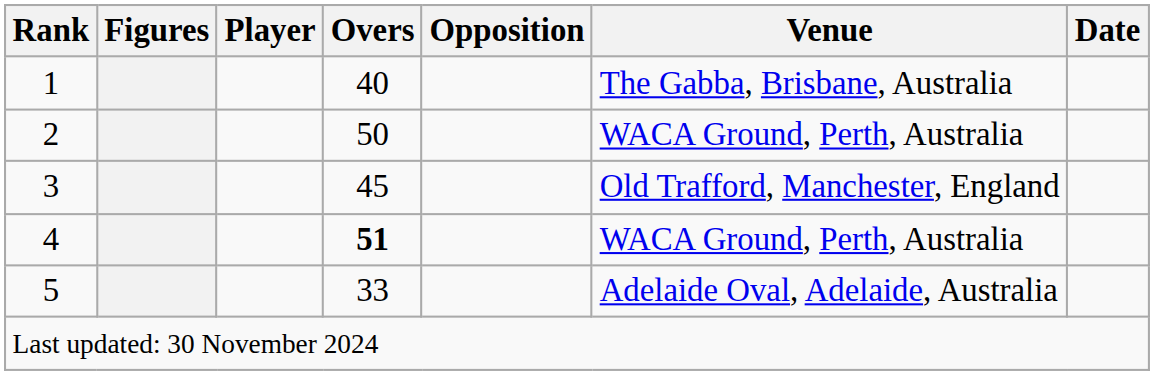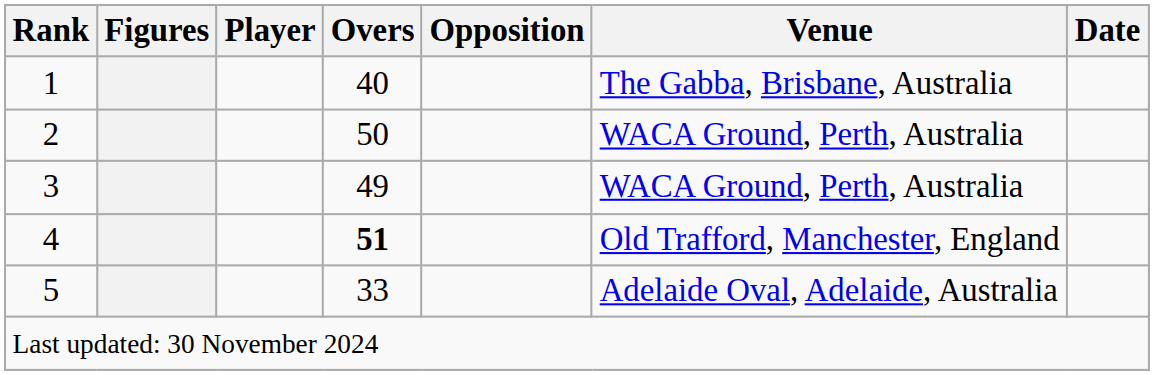(373, 186) 45 -> (373, 186) 49
(830, 186) Old Trafford, Manchester, England -> (812, 186) WACA Ground, Perth, Australia
(812, 238) WACA Ground, Perth, Australia -> (830, 238) Old Trafford, Manchester, England
